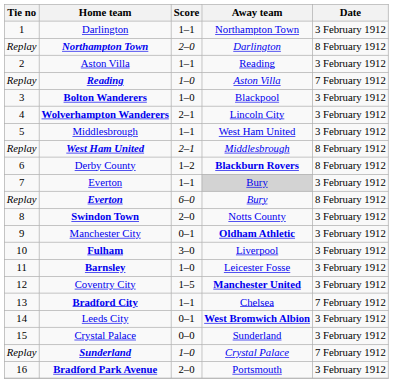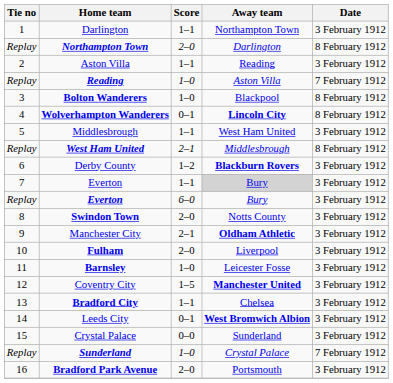(350, 98) 3 February 1912 -> (350, 98) 8 February 1912
(187, 115) 2–1 -> (187, 115) 0–1
(257, 115) normal -> (257, 115) bold
(350, 115) 3 February 1912 -> (350, 115) 8 February 1912
(350, 166) 8 February 1912 -> (350, 166) 3 February 1912
(350, 200) 8 February 1912 -> (350, 200) 3 February 1912
(187, 234) 0–1 -> (187, 234) 2–1
(187, 251) 3–0 -> (187, 251) 2–0
(350, 302) 7 February 1912 -> (350, 302) 3 February 1912
